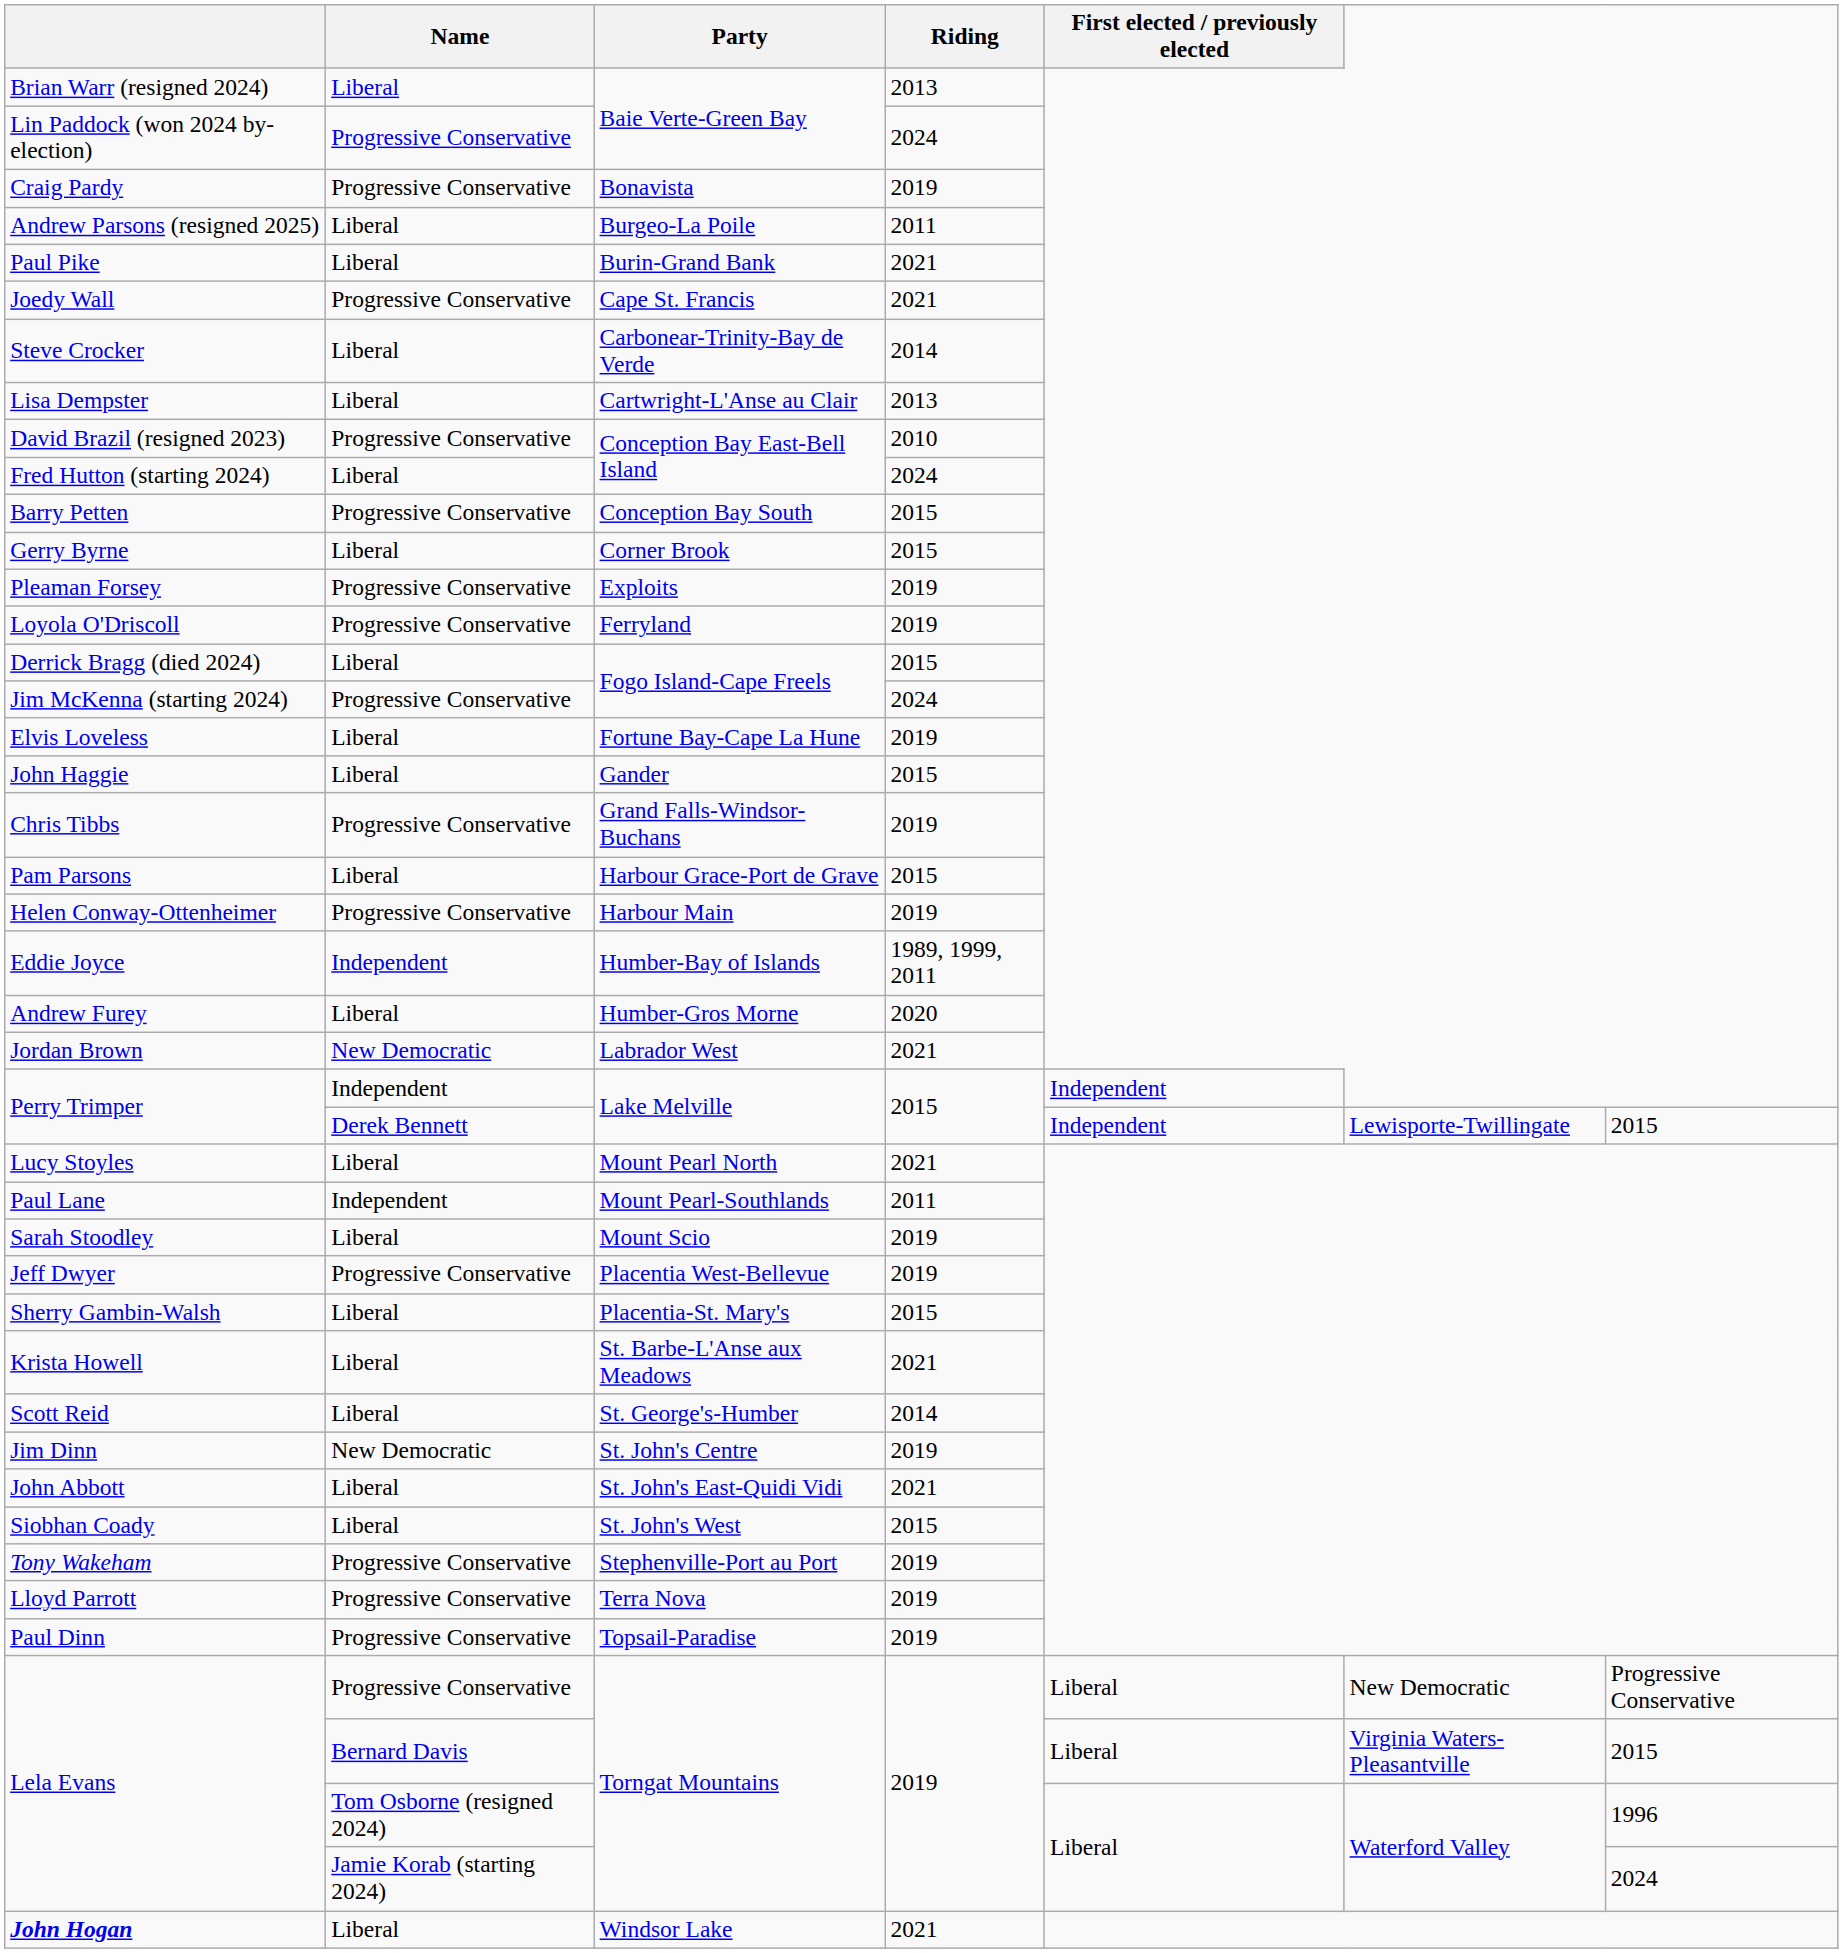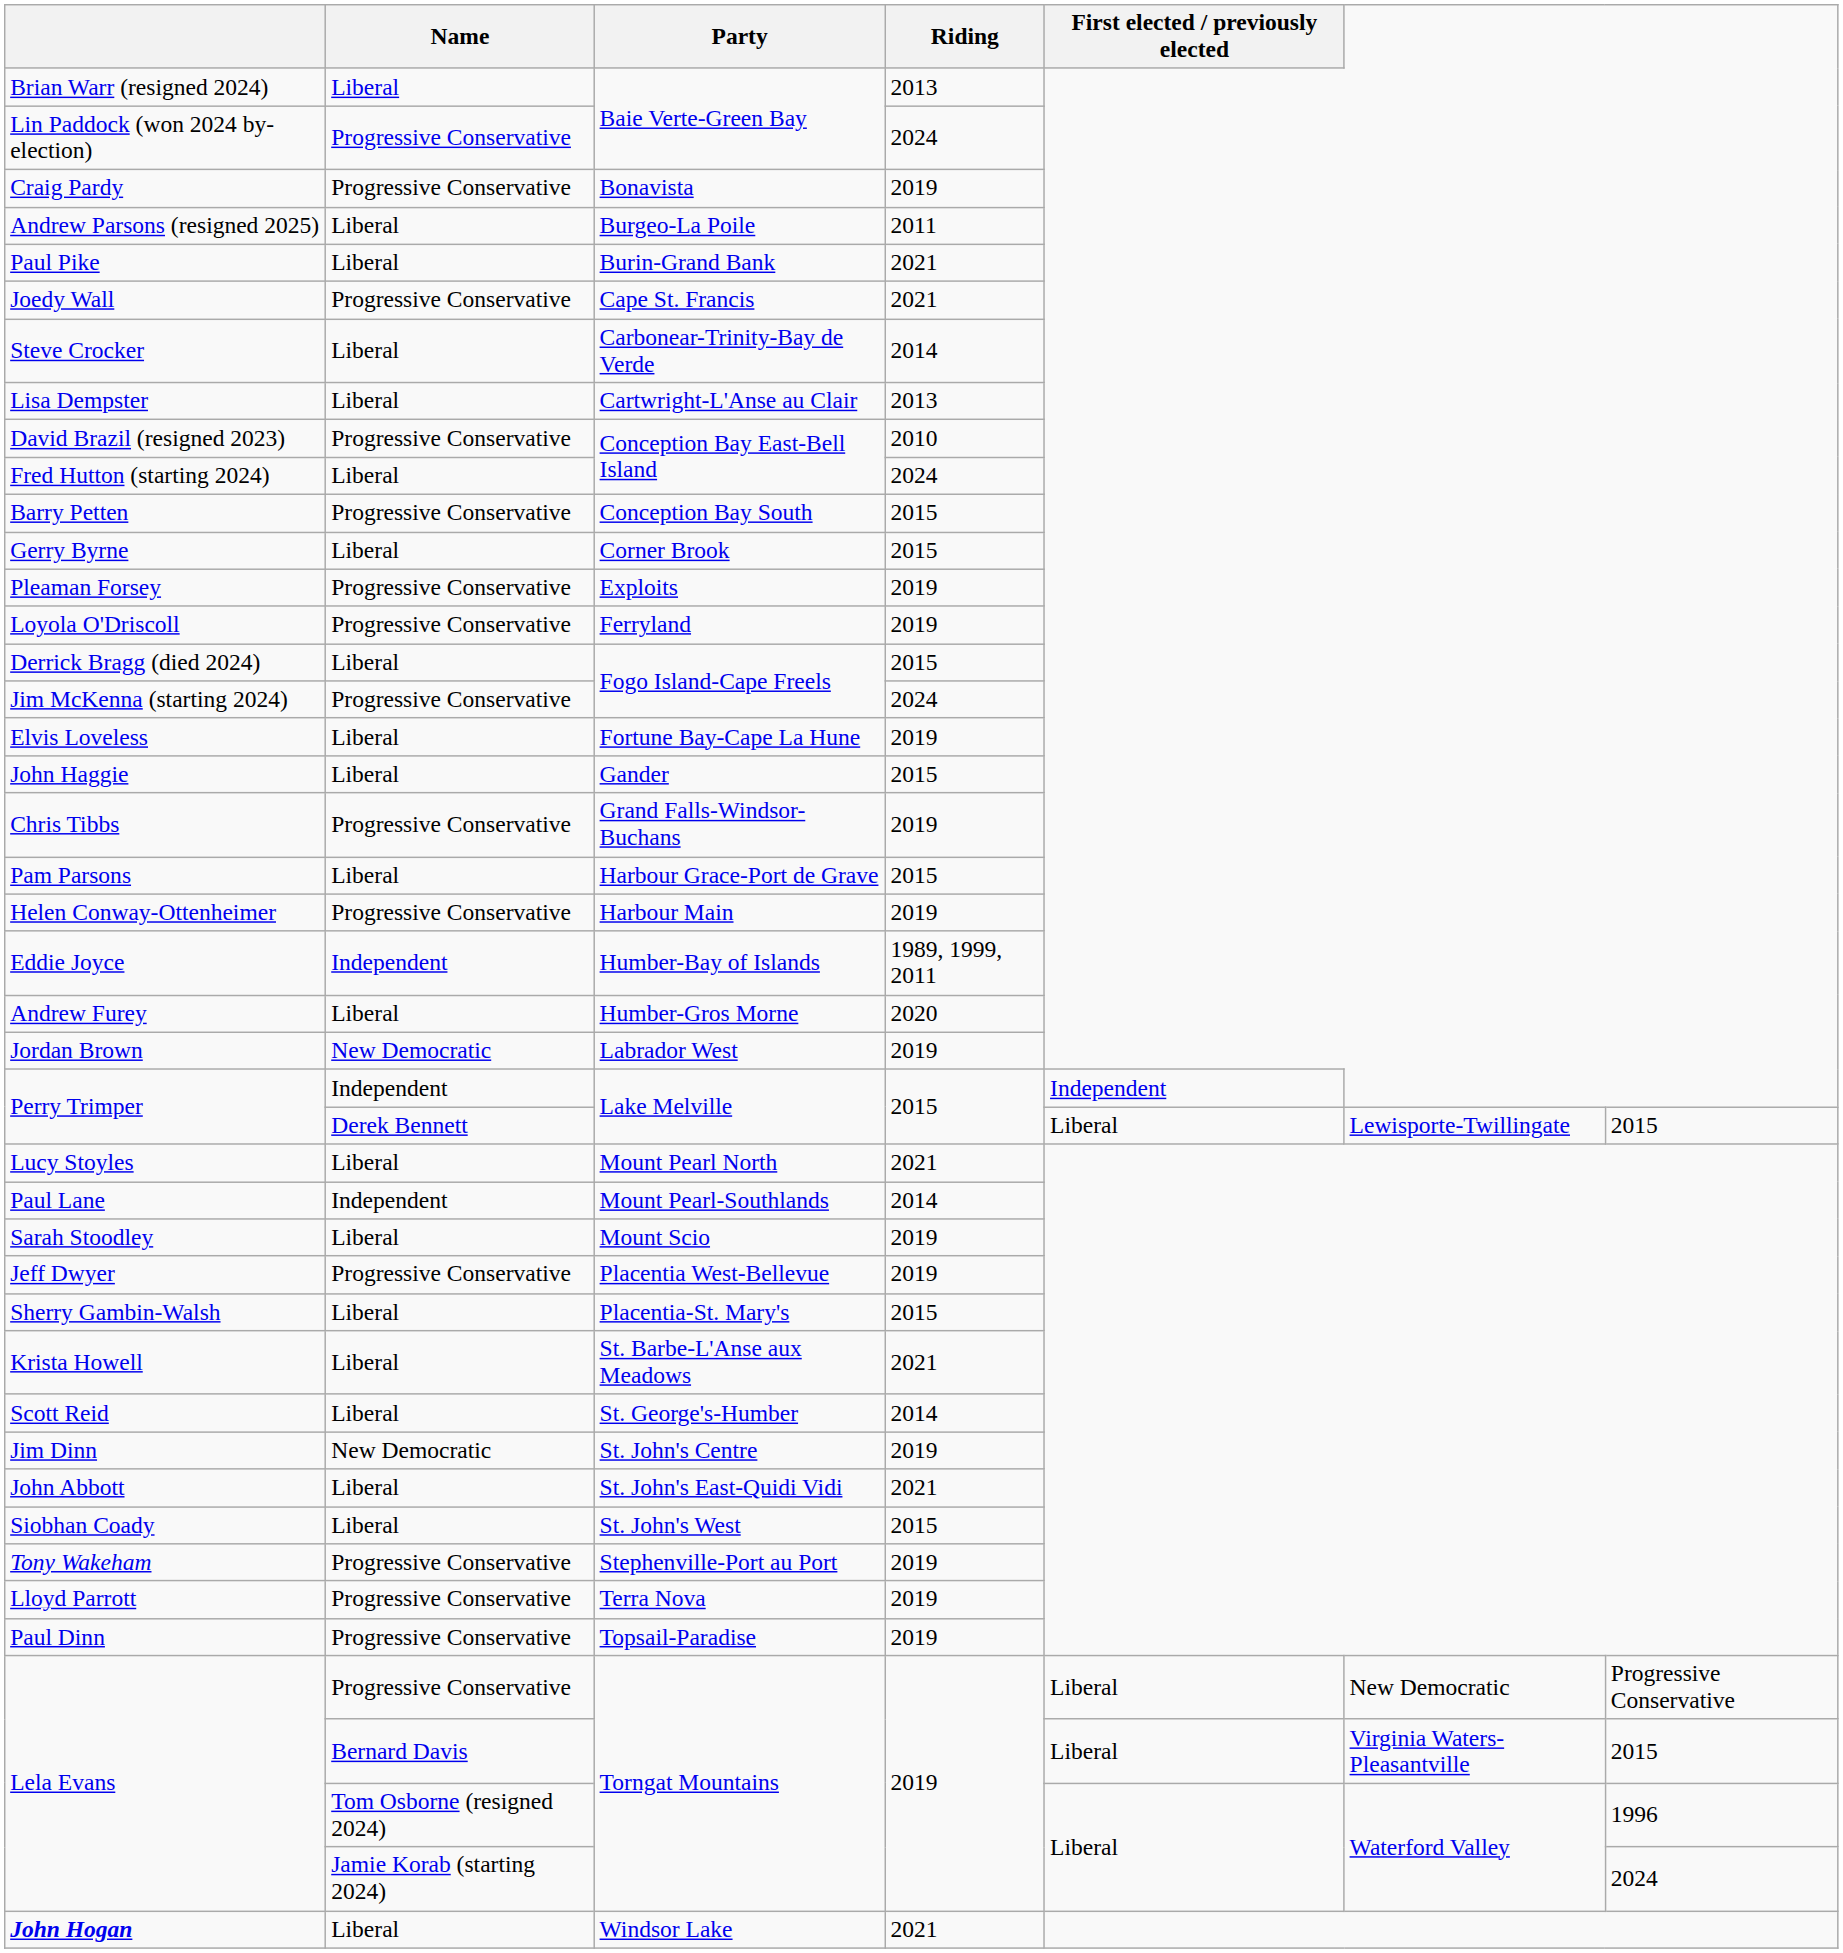(914, 1050) 2021 -> (914, 1050) 2019
(1108, 1125) Independent -> (1084, 1125) Liberal
(914, 1199) 2011 -> (914, 1199) 2014
